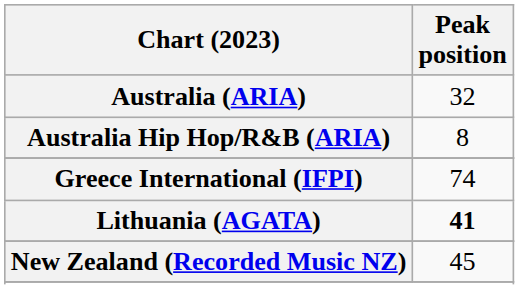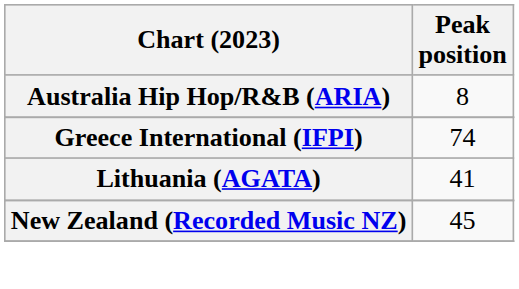- row: (209, 95)
(463, 219) bold -> (463, 178) normal
